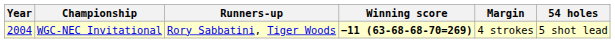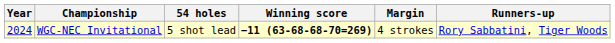columns swapped: (573, 13) <-> (252, 13)
(19, 30) 2004 -> (19, 30) 2024
